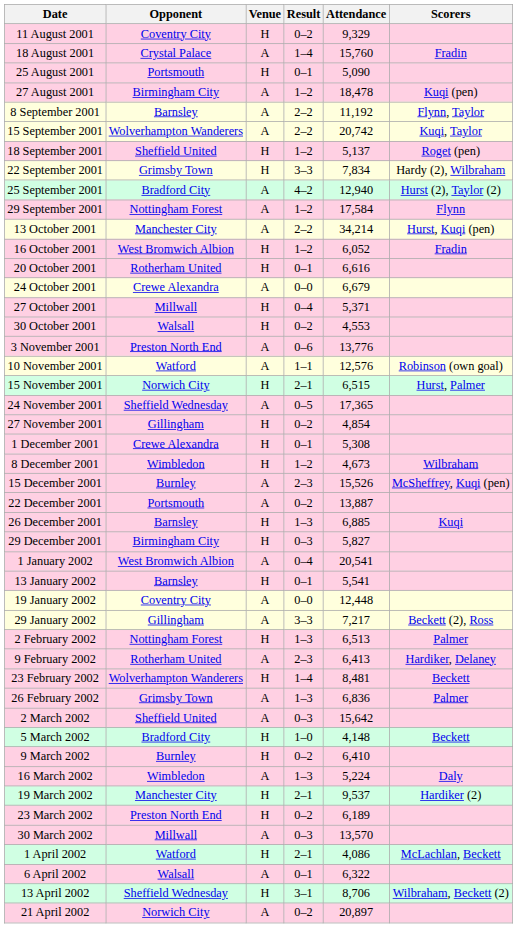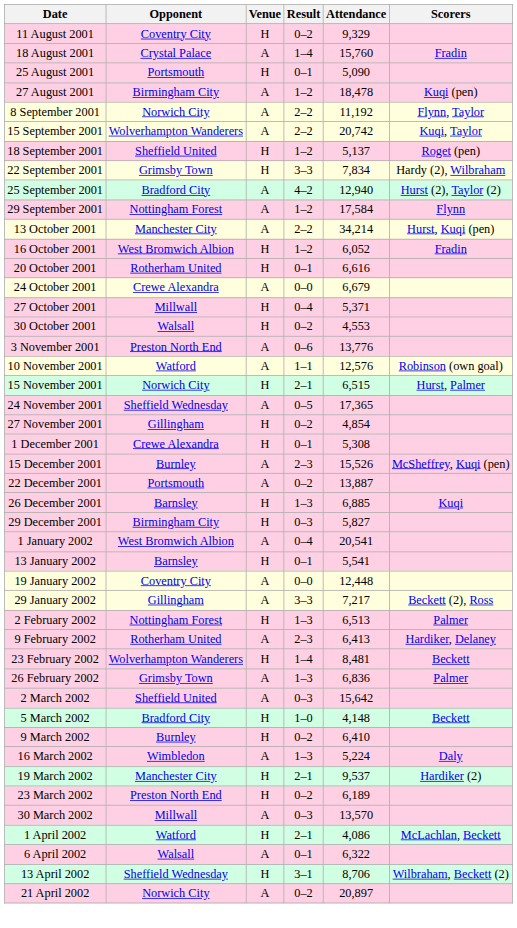(176, 111) Barnsley -> (176, 111) Norwich City
- row: (55, 463)
